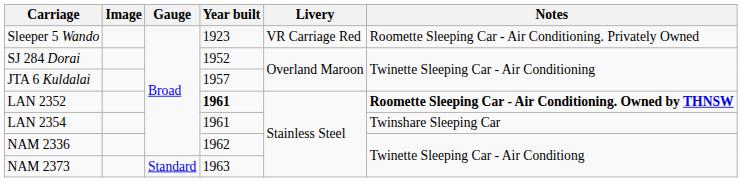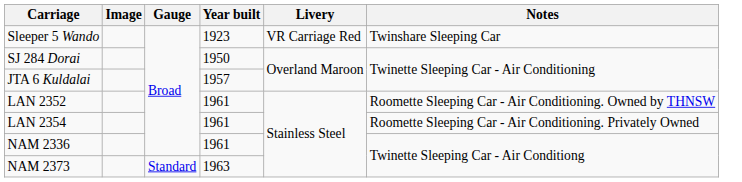(534, 36) Roomette Sleeping Car - Air Conditioning. Privately Owned -> (435, 36) Twinshare Sleeping Car
(216, 58) 1952 -> (216, 58) 1950
(216, 101) bold -> (216, 101) normal
(552, 101) bold -> (542, 101) normal
(435, 123) Twinshare Sleeping Car -> (534, 123) Roomette Sleeping Car - Air Conditioning. Privately Owned
(216, 144) 1962 -> (216, 144) 1961
